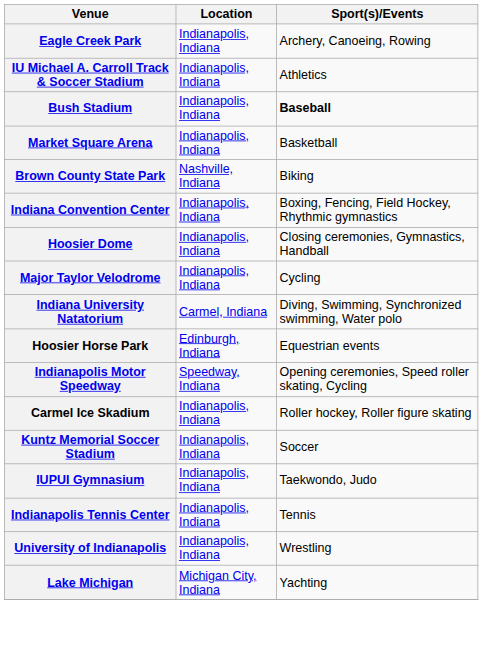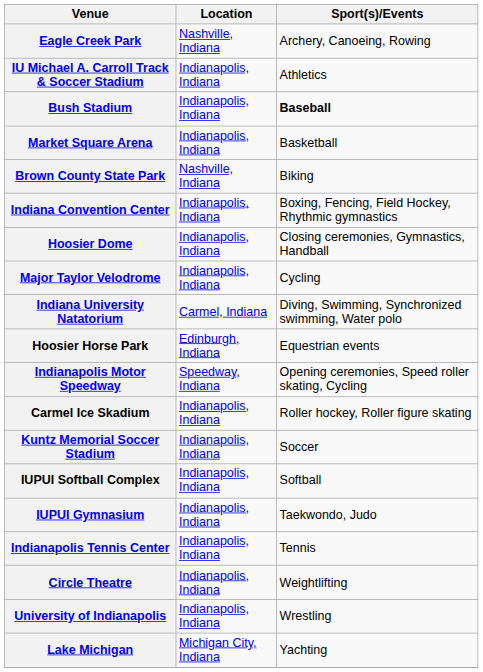(214, 41) Indianapolis, Indiana -> (206, 41) Nashville, Indiana
+ row: (90, 481)
+ row: (90, 582)
